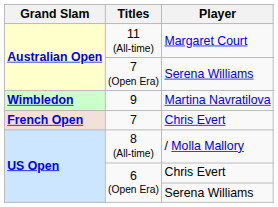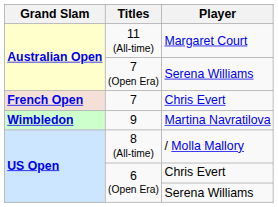rows swapped: (133, 120) <-> (133, 100)
